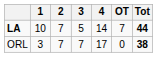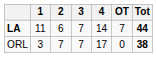(40, 28) 10 -> (40, 28) 11
(61, 28) 7 -> (61, 28) 6
(81, 28) 5 -> (81, 28) 7
